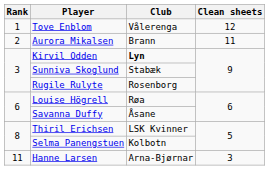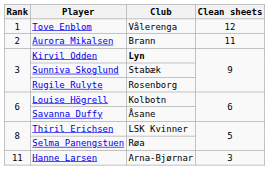(137, 99) Røa -> (147, 99) Kolbotn
(147, 143) Kolbotn -> (137, 143) Røa
